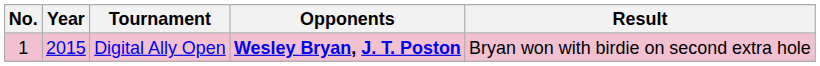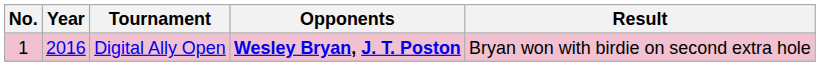(66, 47) 2015 -> (66, 47) 2016
